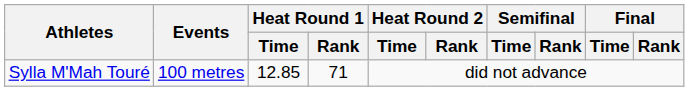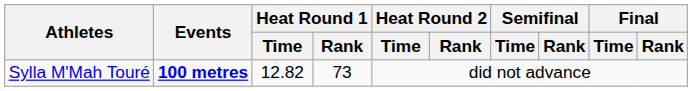(201, 73) normal -> (203, 73) bold
(279, 73) 12.85 -> (282, 73) 12.82
(338, 73) 71 -> (342, 73) 73
